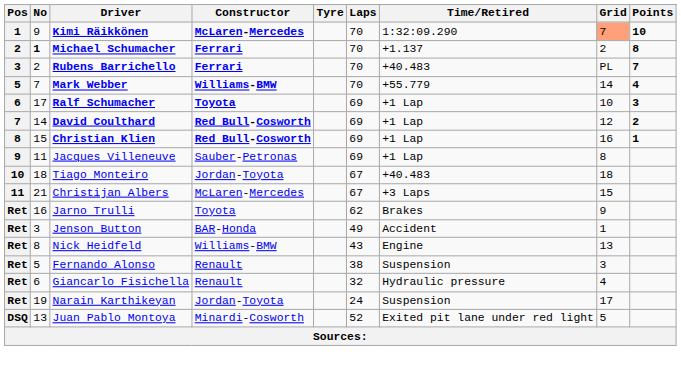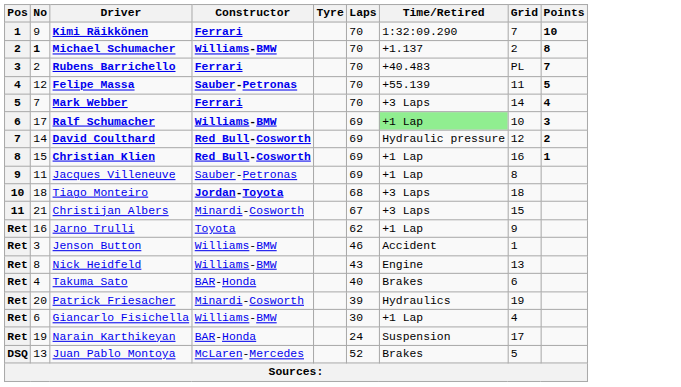(249, 31) McLaren-Mercedes -> (219, 31) Ferrari
(603, 31) lightsalmon background -> (514, 31) no background
(219, 49) Ferrari -> (236, 49) Williams-BMW
+ row: (94, 85)
(236, 85) Williams-BMW -> (219, 103) Ferrari
(406, 85) +55.779 -> (406, 103) +3 Laps
(215, 103) Toyota -> (236, 121) Williams-BMW
(403, 103) no background -> (403, 121) lightgreen background
(403, 121) +1 Lap -> (444, 139) Hydraulic pressure
(239, 175) normal -> (239, 193) bold
(356, 175) 67 -> (356, 193) 68
(406, 175) +40.483 -> (406, 193) +3 Laps
(249, 193) McLaren-Mercedes -> (249, 211) Minardi-Cosworth
(403, 211) Brakes -> (403, 229) +1 Lap
(225, 229) BAR-Honda -> (236, 247) Williams-BMW
(356, 229) 49 -> (356, 247) 46
+ row: (90, 282)
+ row: (114, 300)
- row: (104, 265)
(219, 282) Renault -> (236, 318) Williams-BMW
(356, 282) 32 -> (356, 318) 30
(444, 282) Hydraulic pressure -> (403, 318) +1 Lap
(239, 300) Jordan-Toyota -> (225, 336) BAR-Honda
(249, 318) Minardi-Cosworth -> (249, 354) McLaren-Mercedes
(488, 318) Exited pit lane under red light -> (403, 354) Brakes
